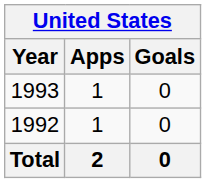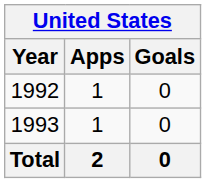rows swapped: (35, 125) <-> (35, 90)
